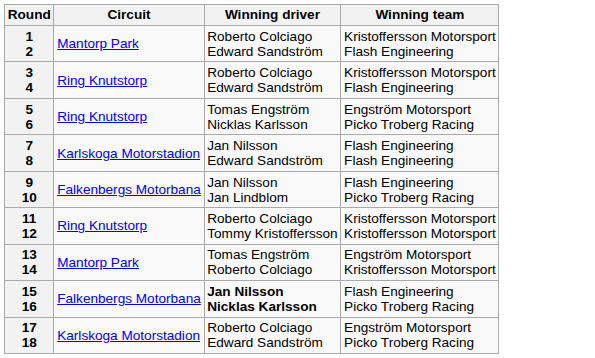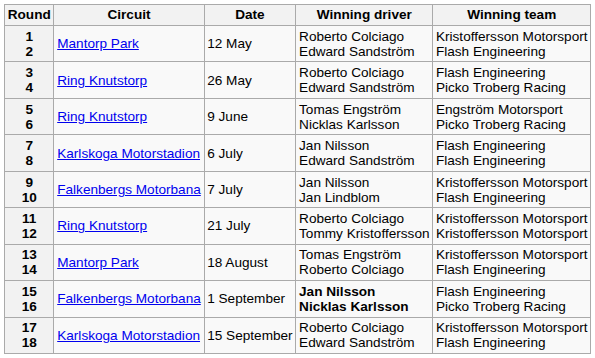+ column: (250, 15)
(420, 80) Kristoffersson Motorsport Flash Engineering -> (501, 80) Flash Engineering Picko Troberg Racing
(409, 190) Flash Engineering Picko Troberg Racing -> (512, 190) Kristoffersson Motorsport Flash Engineering
(420, 262) Engström Motorsport Kristoffersson Motorsport -> (512, 262) Kristoffersson Motorsport Flash Engineering
(409, 335) Engström Motorsport Picko Troberg Racing -> (512, 335) Kristoffersson Motorsport Flash Engineering
